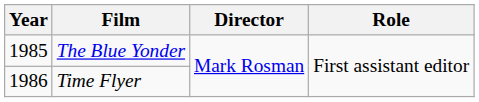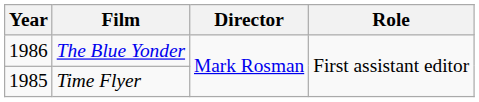(28, 50) 1985 -> (28, 50) 1986
(28, 81) 1986 -> (28, 81) 1985
